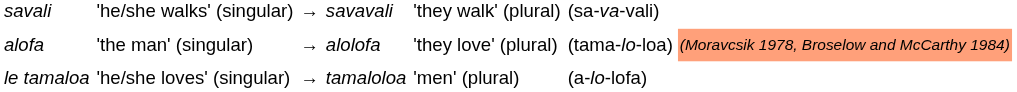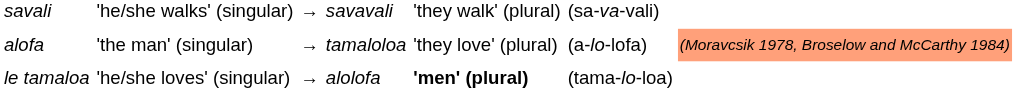(353, 44) alolofa -> (366, 44) tamaloloa
(620, 44) (tama-lo-loa) -> (607, 44) (a-lo-lofa)
(366, 78) tamaloloa -> (353, 78) alolofa
(466, 78) normal -> (471, 78) bold
(607, 78) (a-lo-lofa) -> (620, 78) (tama-lo-loa)
